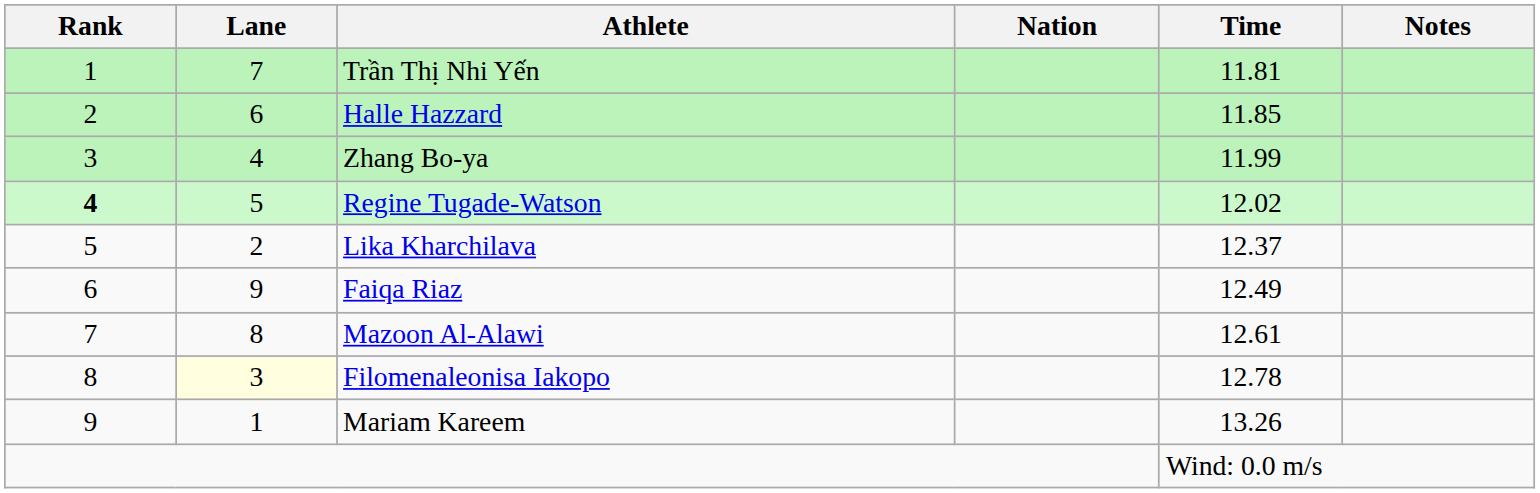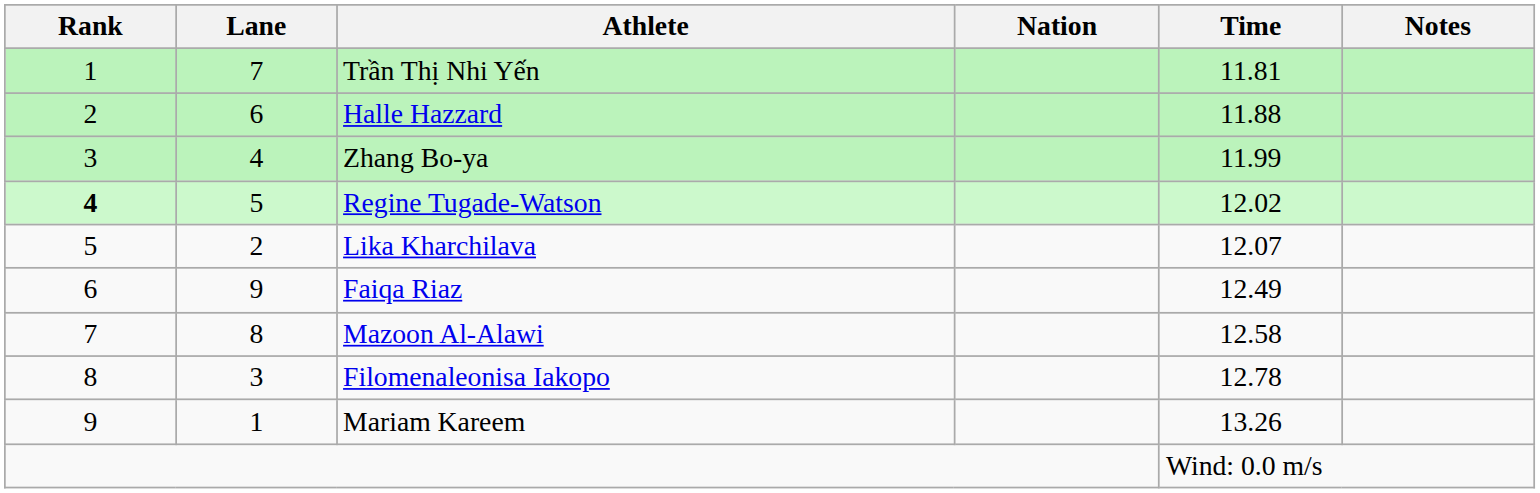(1251, 114) 11.85 -> (1251, 114) 11.88
(1251, 245) 12.37 -> (1251, 245) 12.07
(1251, 333) 12.61 -> (1251, 333) 12.58
(256, 377) lightyellow background -> (256, 377) no background
